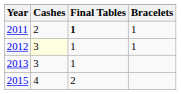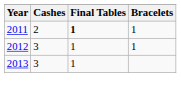(36, 47) lightyellow background -> (36, 47) no background
- row: (18, 81)
